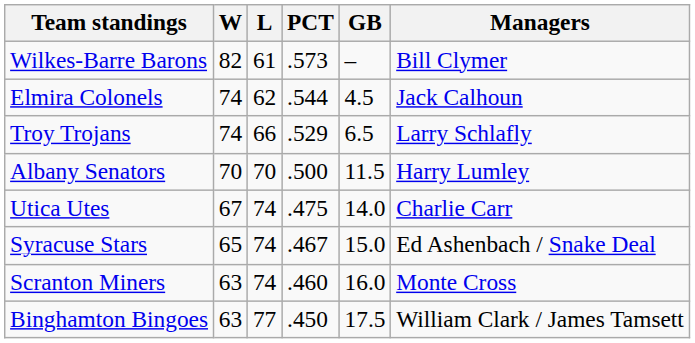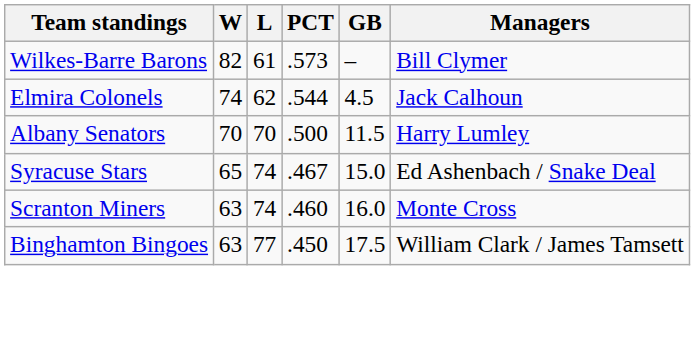- row: (70, 134)
- row: (60, 208)
